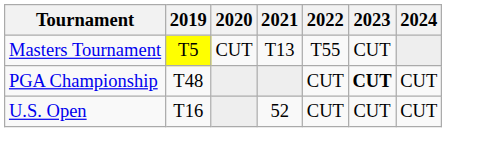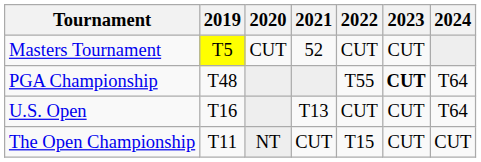(280, 50) T13 -> (314, 50) 52
(325, 50) T55 -> (359, 50) CUT
(325, 81) CUT -> (359, 81) T55
(419, 81) CUT -> (453, 81) T64
(280, 111) 52 -> (314, 111) T13
(419, 111) CUT -> (453, 111) T64
+ row: (102, 142)
